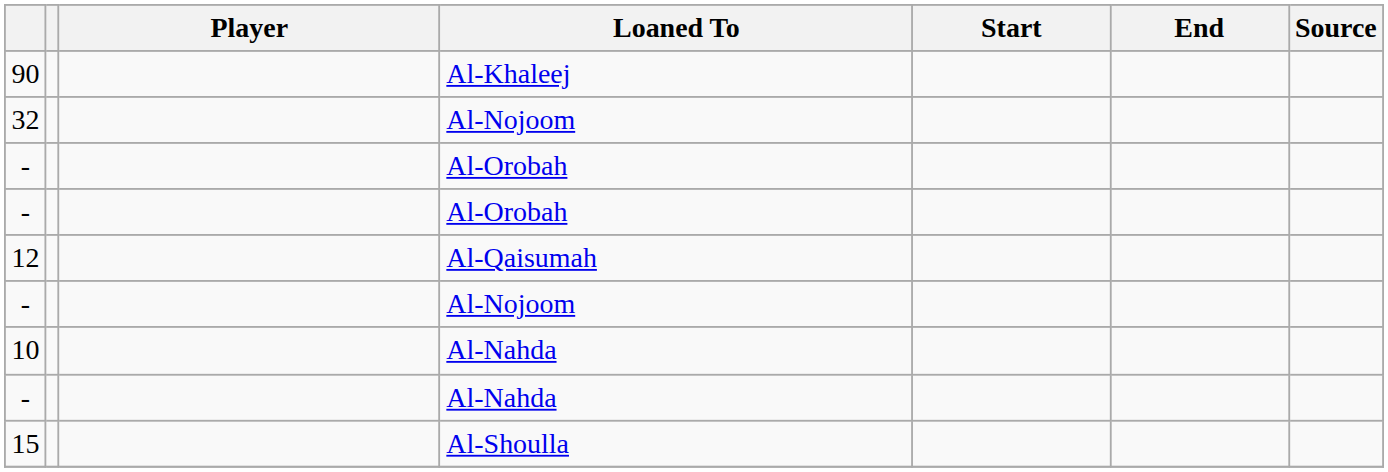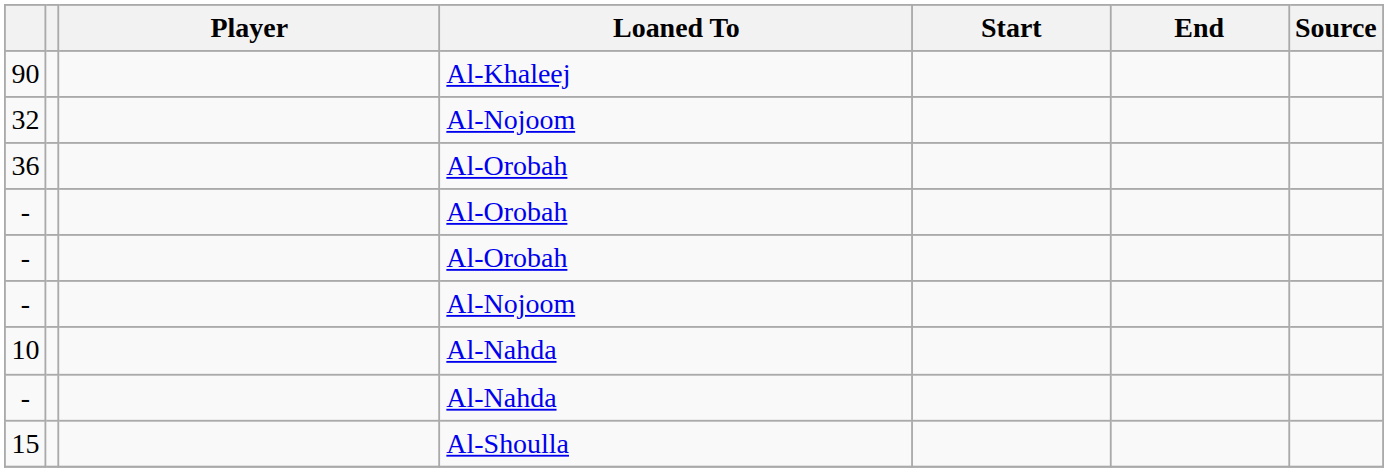+ row: (25, 166)
- row: (25, 258)
